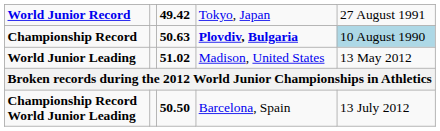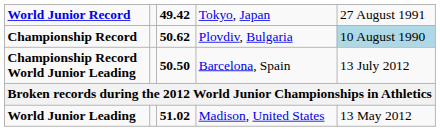(175, 36) 50.63 -> (175, 36) 50.62
(248, 36) bold -> (246, 36) normal
rows swapped: (72, 57) <-> (72, 107)
